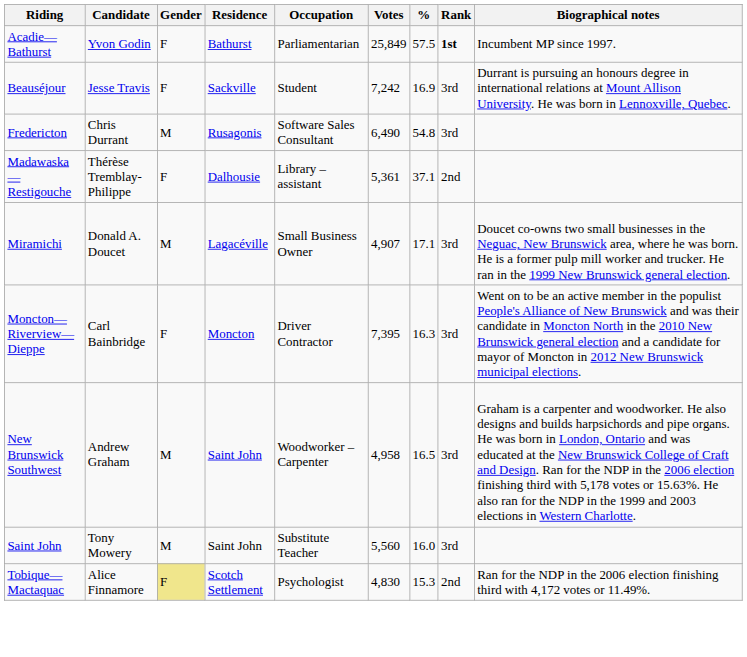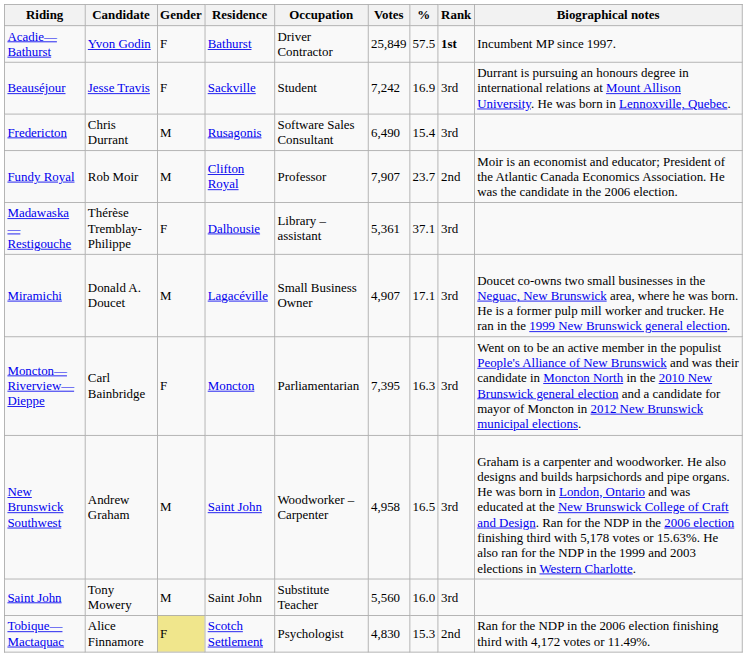(318, 44) Parliamentarian -> (305, 44) Driver Contractor
(424, 132) 54.8 -> (424, 132) 15.4
+ row: (41, 177)
(451, 177) 2nd -> (450, 228) 3rd
(305, 334) Driver Contractor -> (318, 386) Parliamentarian
